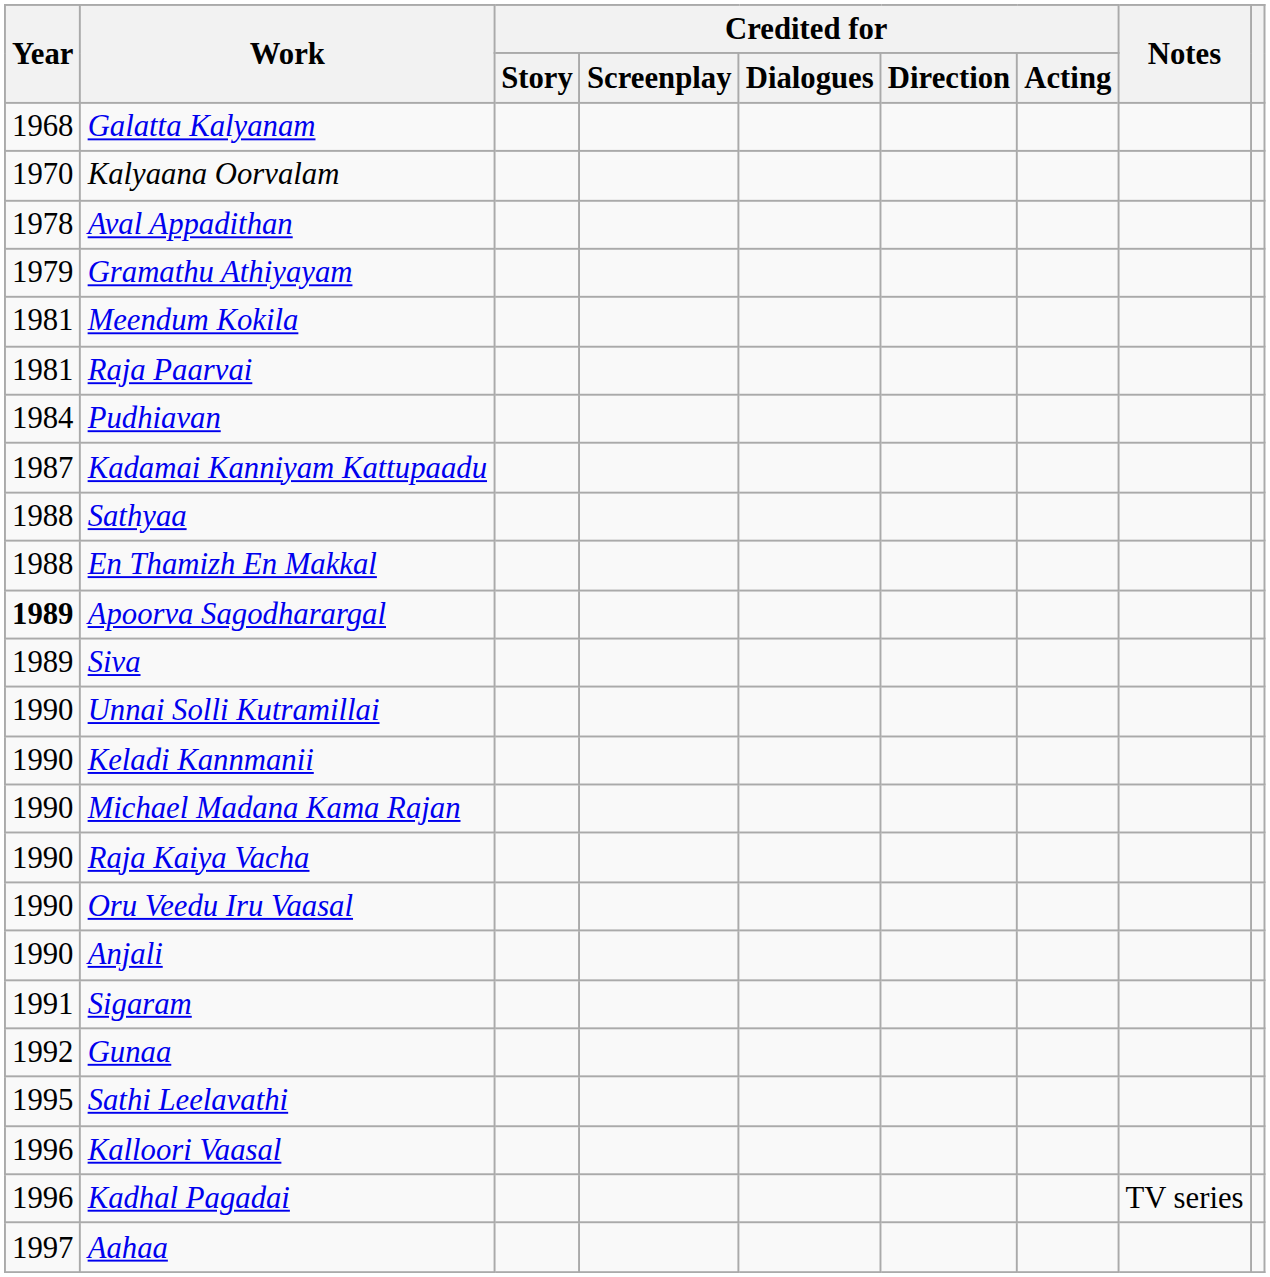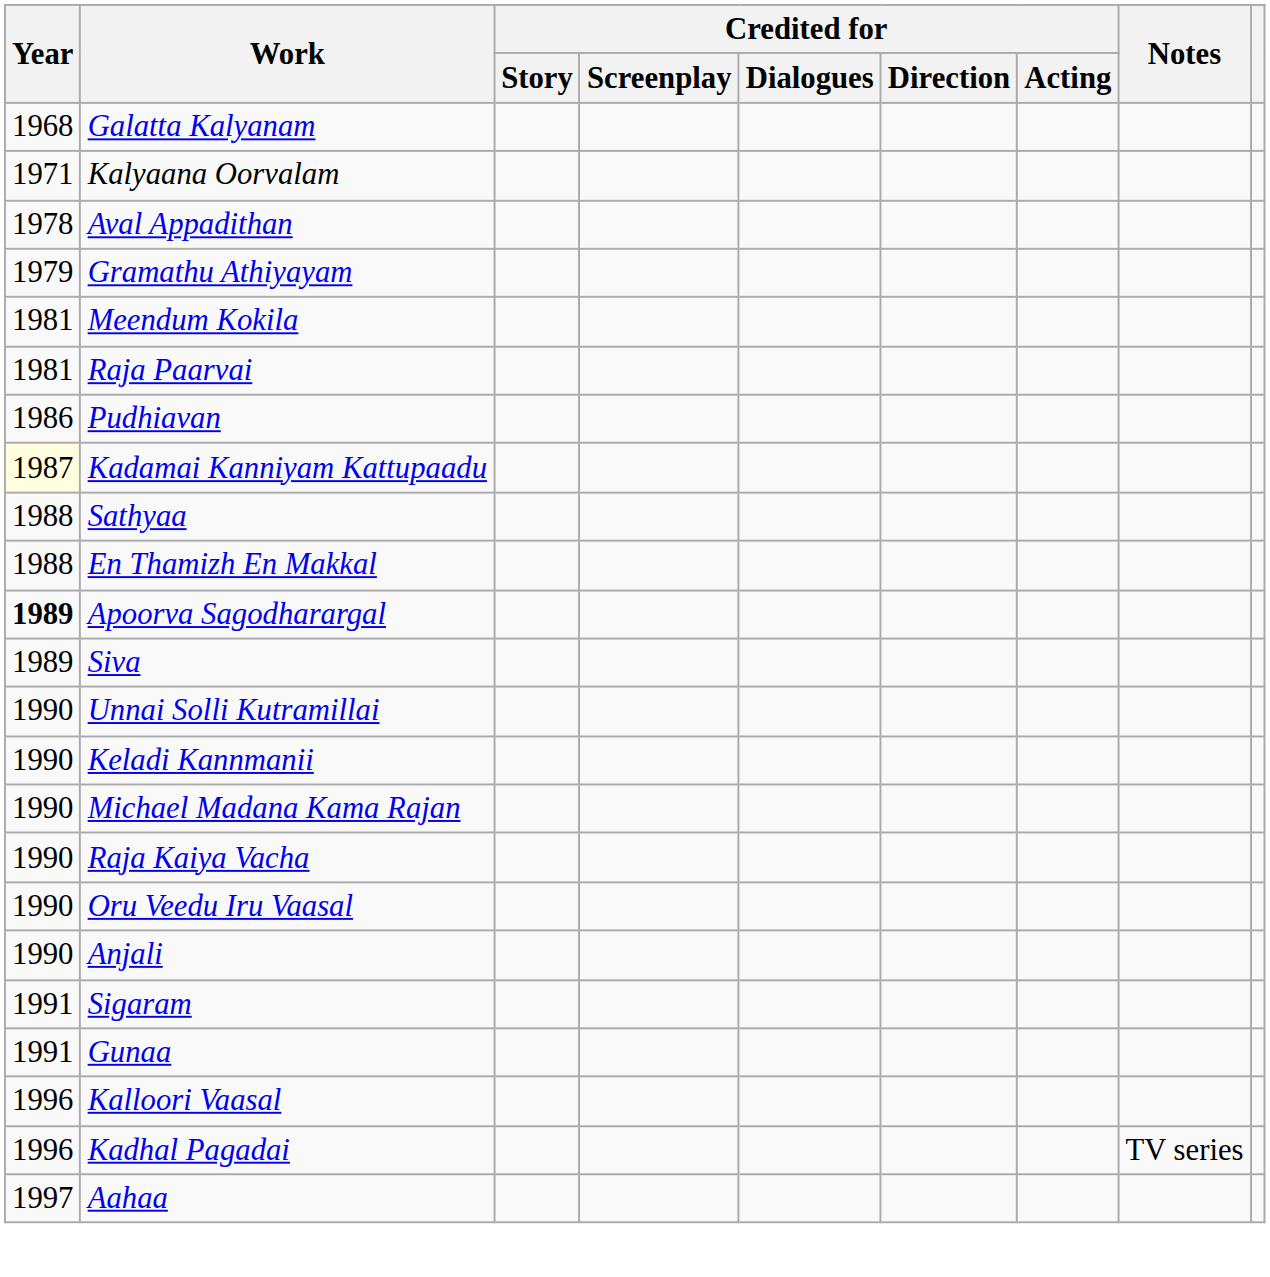(43, 175) 1970 -> (43, 175) 1971
(43, 418) 1984 -> (43, 418) 1986
(43, 467) no background -> (43, 467) lightyellow background
(43, 1051) 1992 -> (43, 1051) 1991
- row: (188, 1100)
